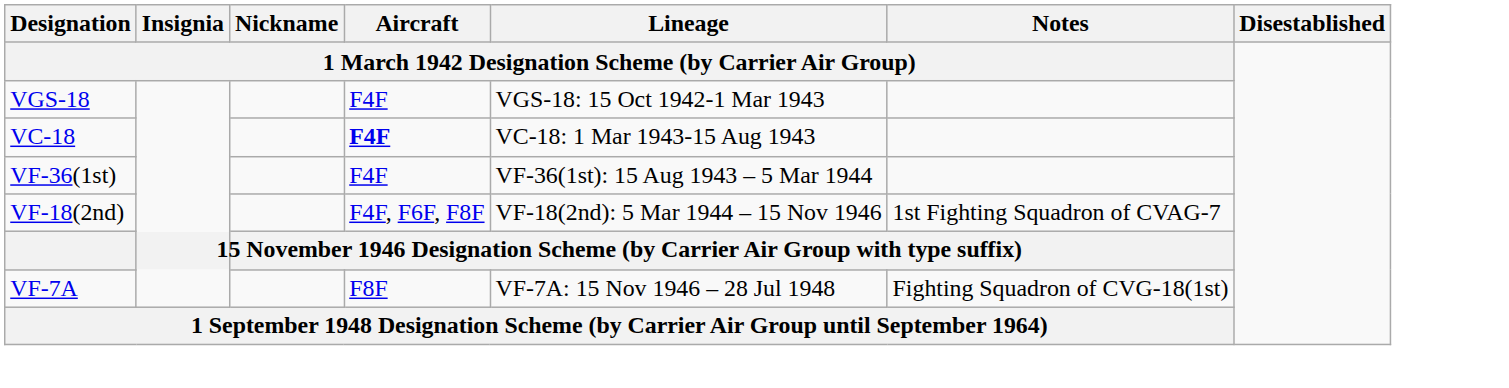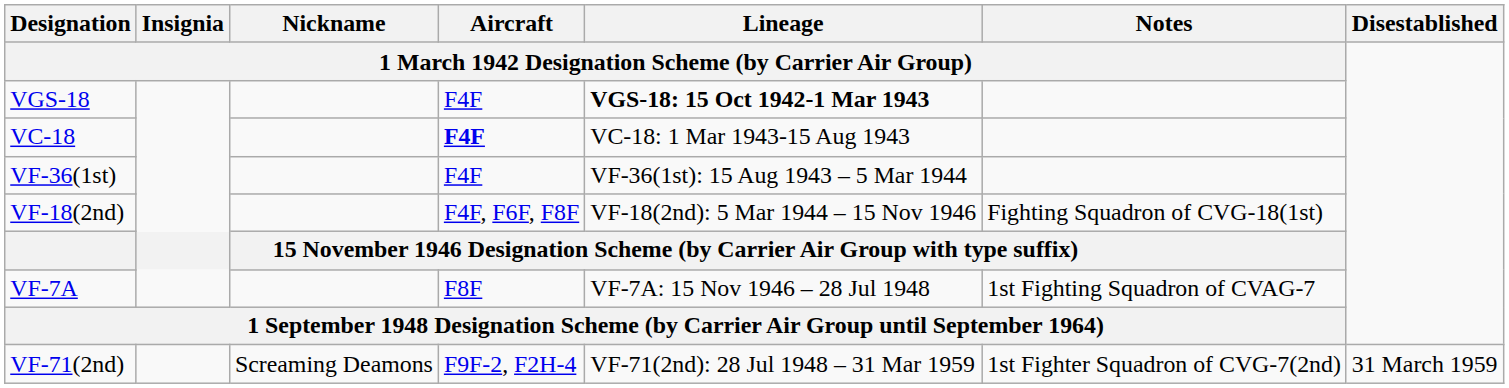(660, 99) normal -> (760, 99) bold
(1057, 212) 1st Fighting Squadron of CVAG-7 -> (1155, 212) Fighting Squadron of CVG-18(1st)
(1060, 288) Fighting Squadron of CVG-18(1st) -> (1151, 288) 1st Fighting Squadron of CVAG-7
+ row: (67, 363)
